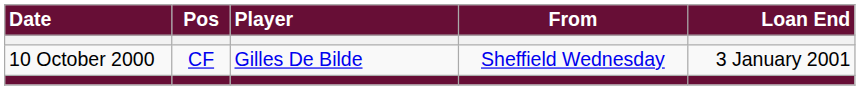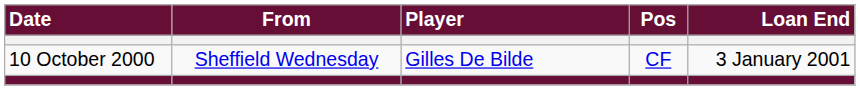columns swapped: (201, 40) <-> (573, 40)
